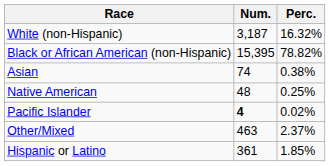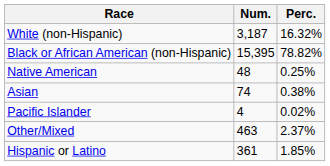rows swapped: (52, 92) <-> (23, 72)
(240, 111) bold -> (240, 111) normal
